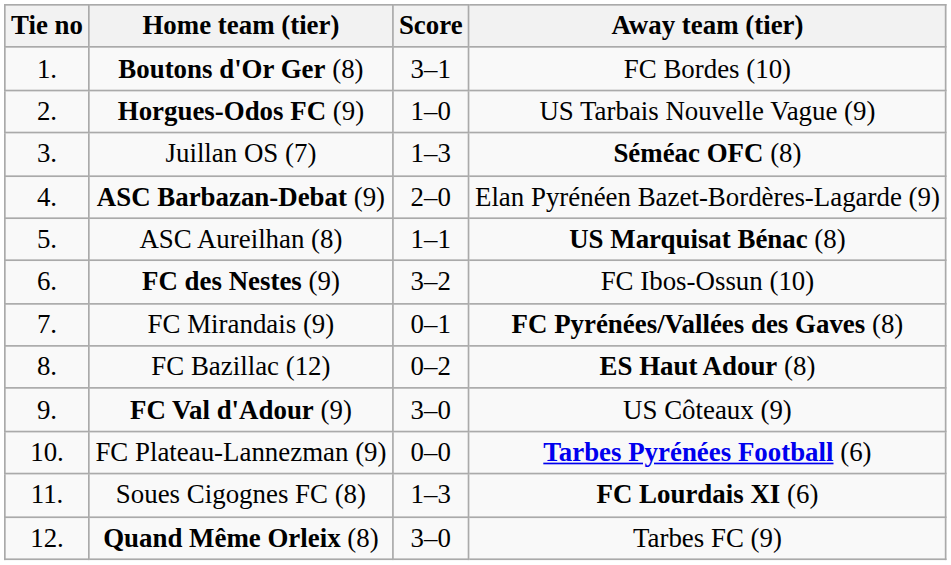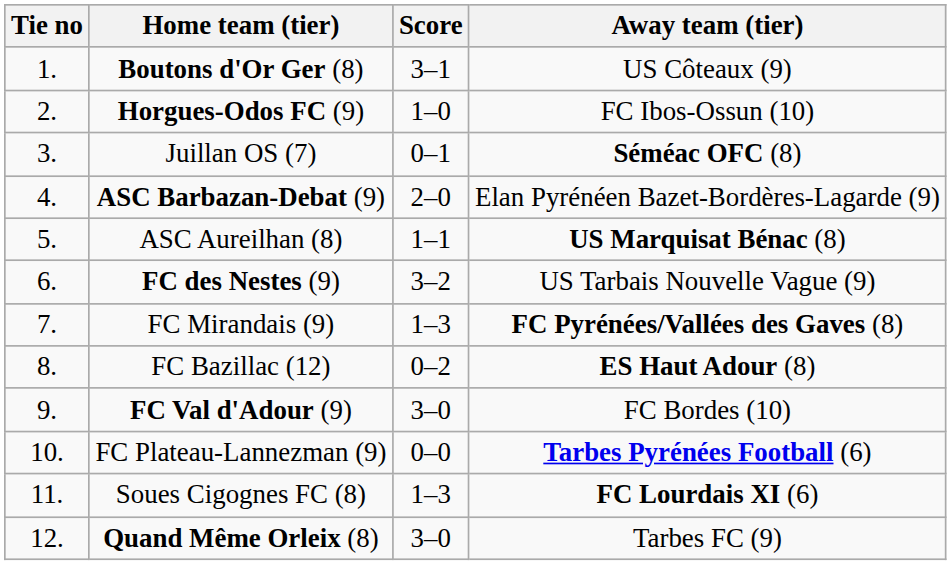(707, 68) FC Bordes (10) -> (707, 68) US Côteaux (9)
(707, 111) US Tarbais Nouvelle Vague (9) -> (707, 111) FC Ibos-Ossun (10)
(431, 153) 1–3 -> (431, 153) 0–1
(707, 281) FC Ibos-Ossun (10) -> (707, 281) US Tarbais Nouvelle Vague (9)
(431, 324) 0–1 -> (431, 324) 1–3
(707, 409) US Côteaux (9) -> (707, 409) FC Bordes (10)
